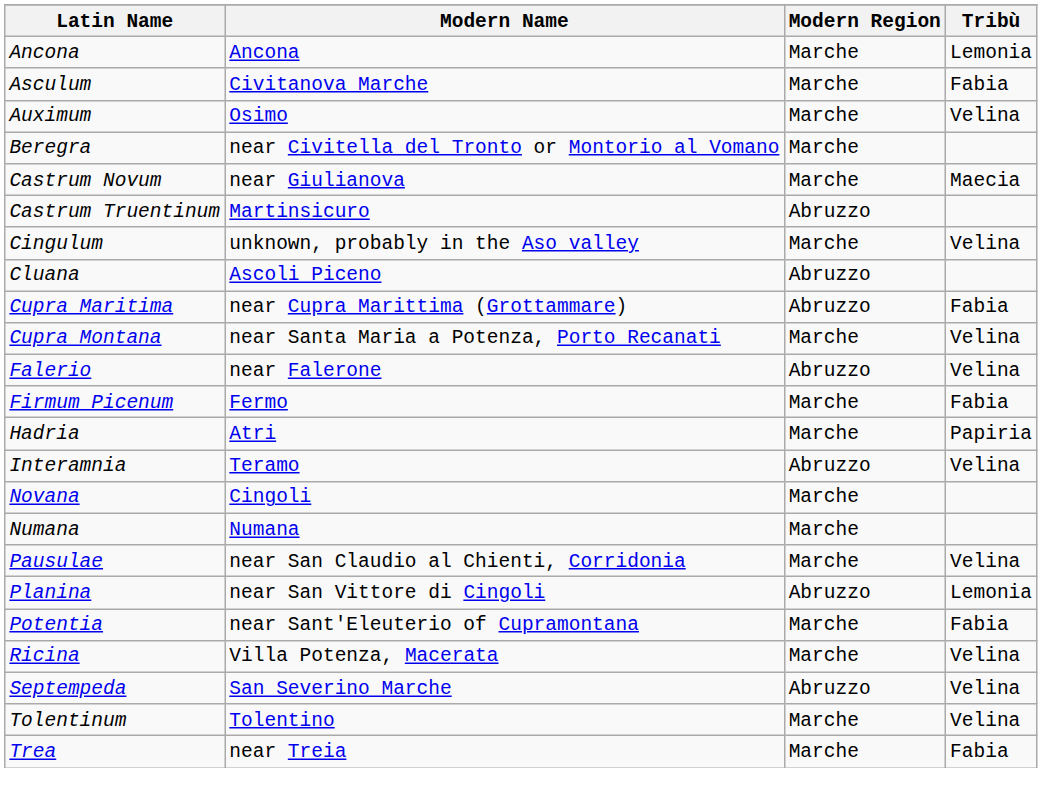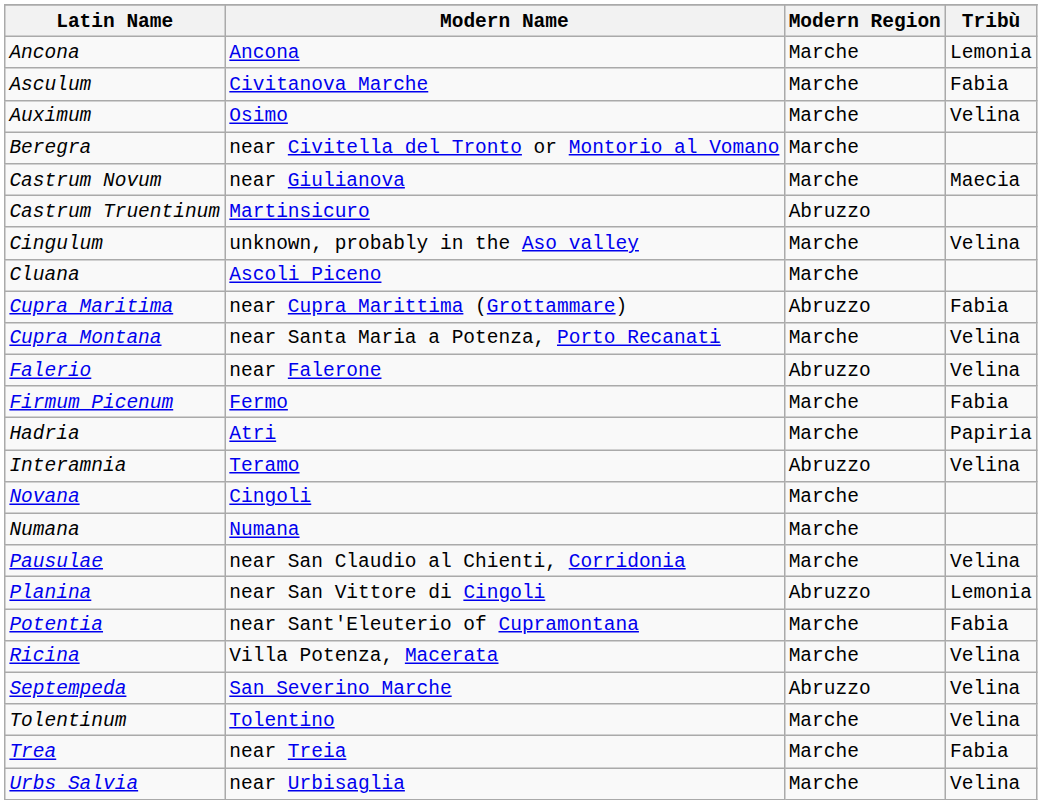(830, 275) Abruzzo -> (824, 275) Marche
+ row: (74, 783)
